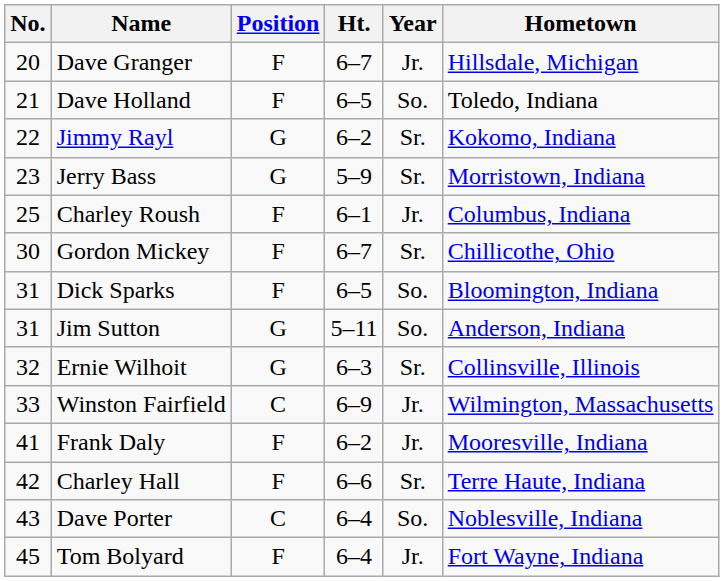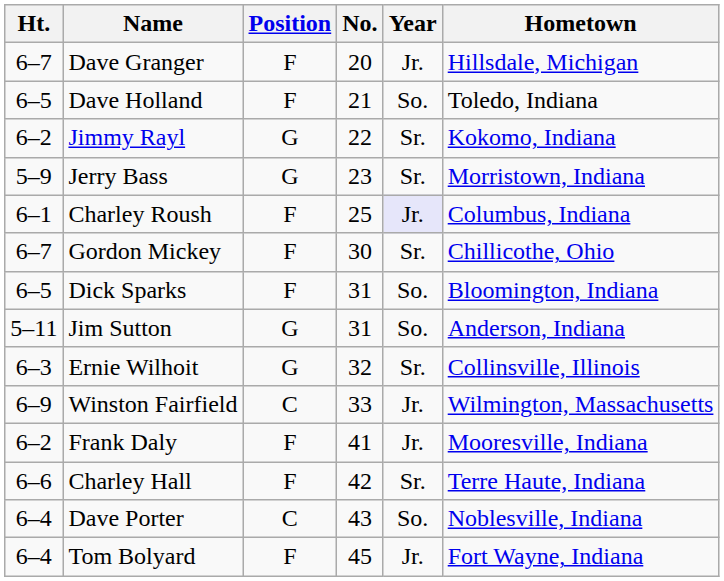columns swapped: (28, 23) <-> (354, 23)
(413, 213) no background -> (413, 213) lavender background
